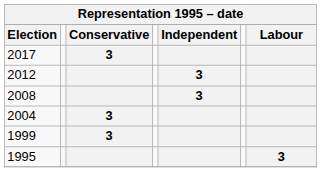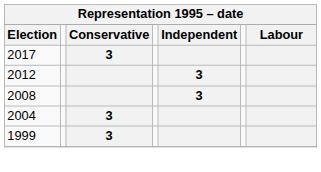- row: (22, 156)
